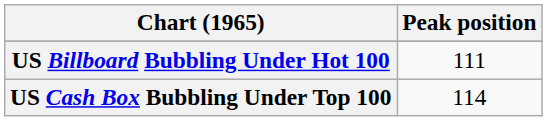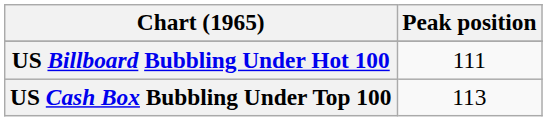(469, 97) 114 -> (469, 97) 113
